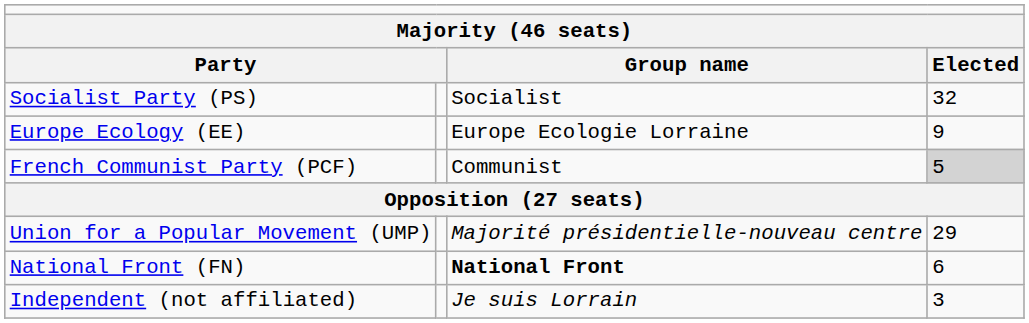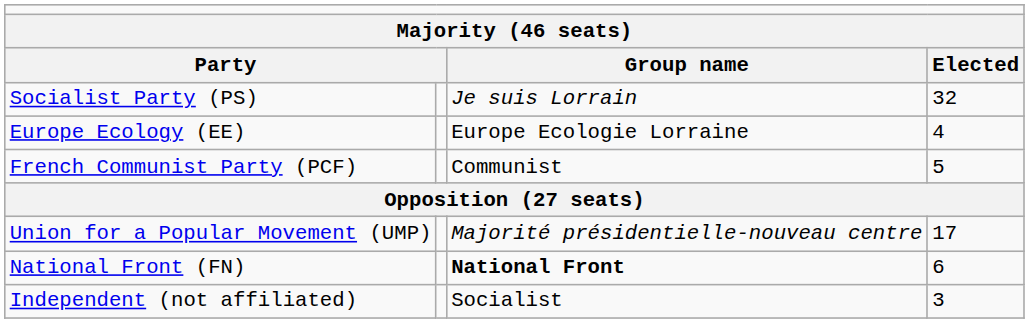(507, 99) Socialist -> (544, 99) Je suis Lorrain
(939, 133) 9 -> (939, 133) 4
(939, 166) lightgrey background -> (939, 166) no background
(945, 234) 29 -> (945, 234) 17
(544, 301) Je suis Lorrain -> (507, 301) Socialist
